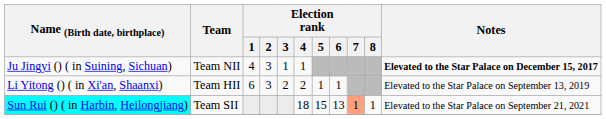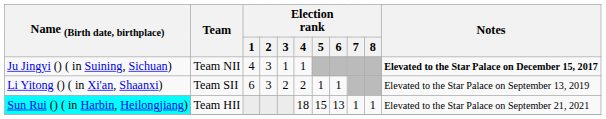(217, 85) Team HII -> (216, 85) Team SII
(216, 104) Team SII -> (217, 104) Team HII
(356, 104) lightsalmon background -> (356, 104) no background
